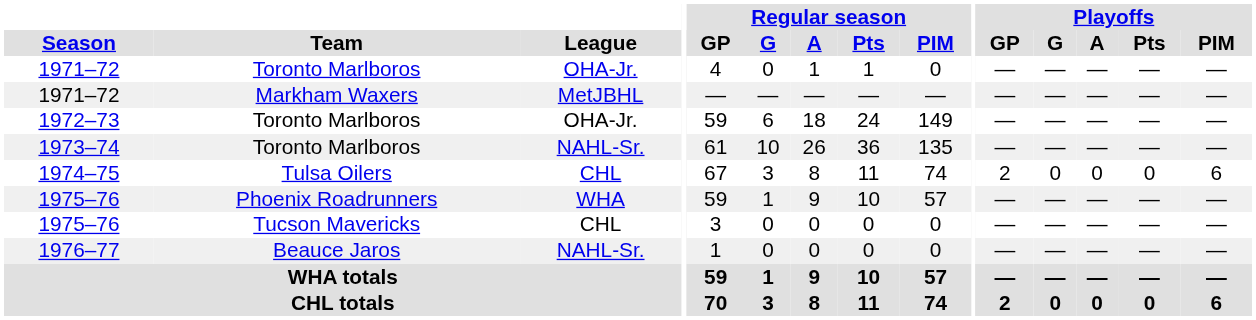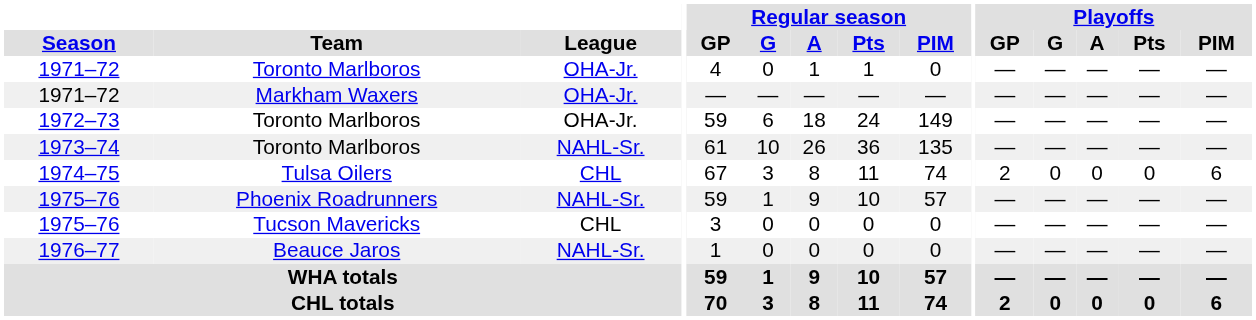(601, 94) MetJBHL -> (601, 94) OHA-Jr.
(601, 198) WHA -> (601, 198) NAHL-Sr.
